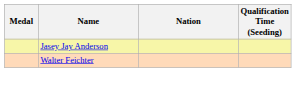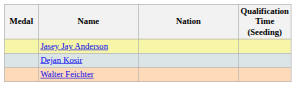+ row: (61, 60)
